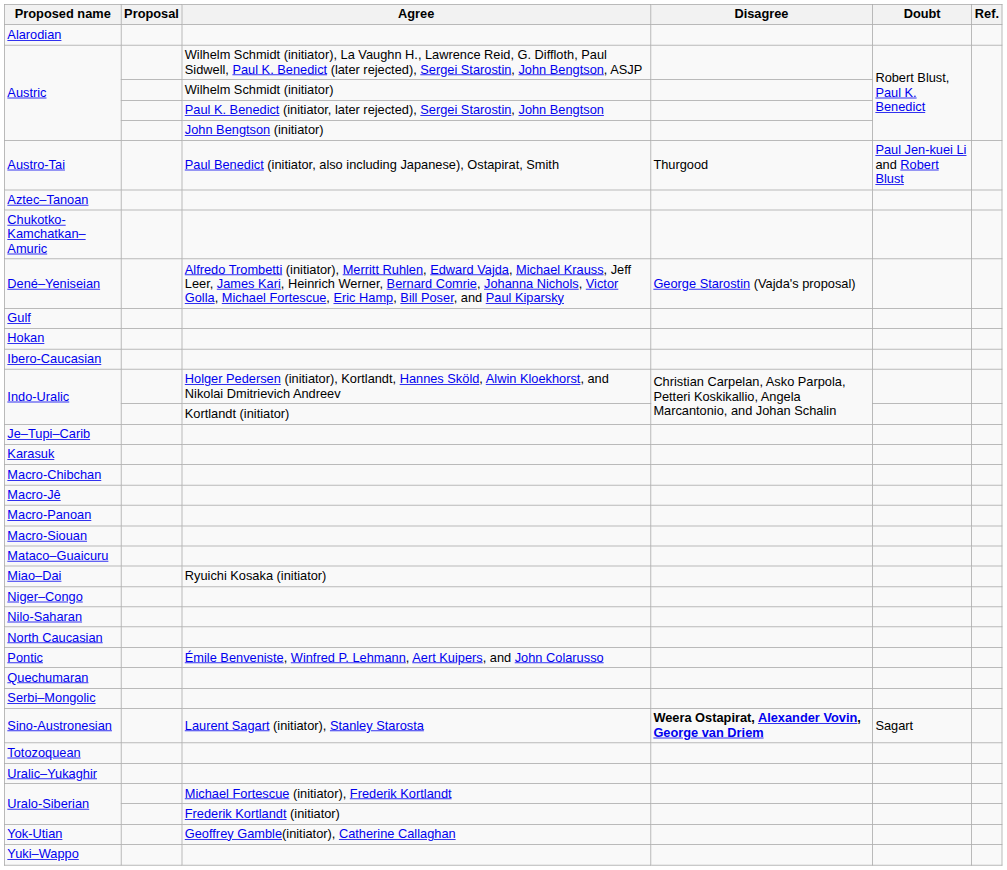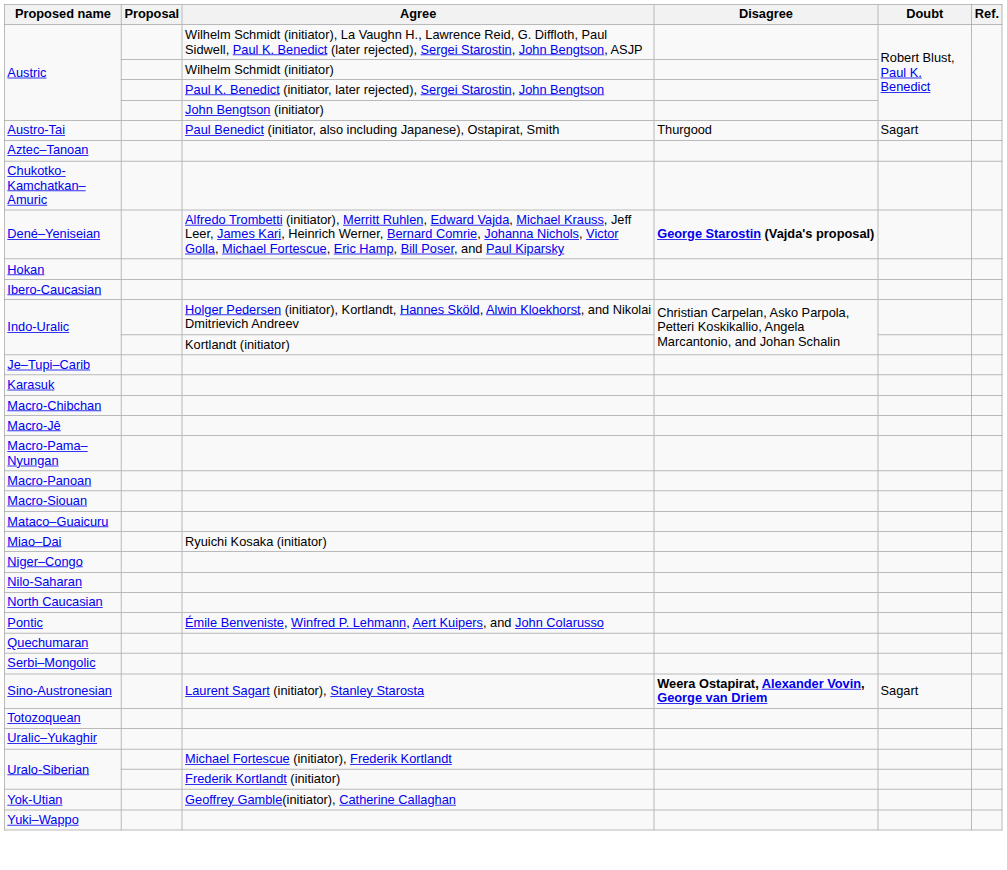- row: (34, 34)
(921, 165) Paul Jen-kuei Li and Robert Blust -> (899, 130) Sagart
(754, 283) normal -> (766, 234) bold
- row: (19, 318)
+ row: (48, 453)
